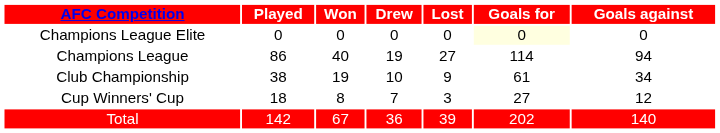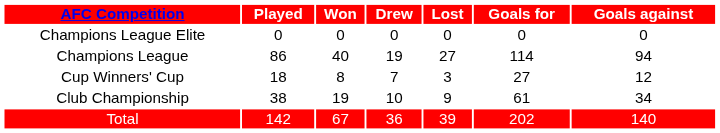(522, 35) lightyellow background -> (522, 35) no background
rows swapped: (123, 77) <-> (123, 98)
